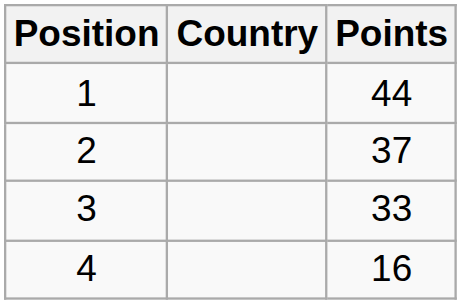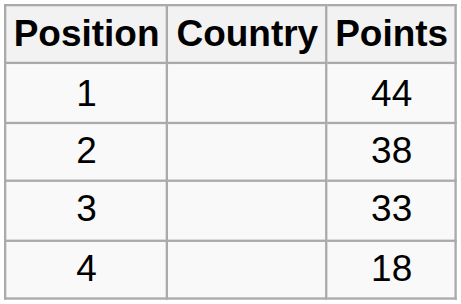(392, 151) 37 -> (392, 151) 38
(392, 268) 16 -> (392, 268) 18
